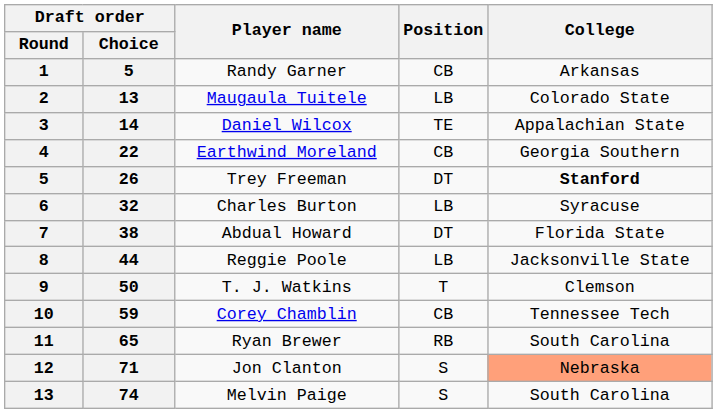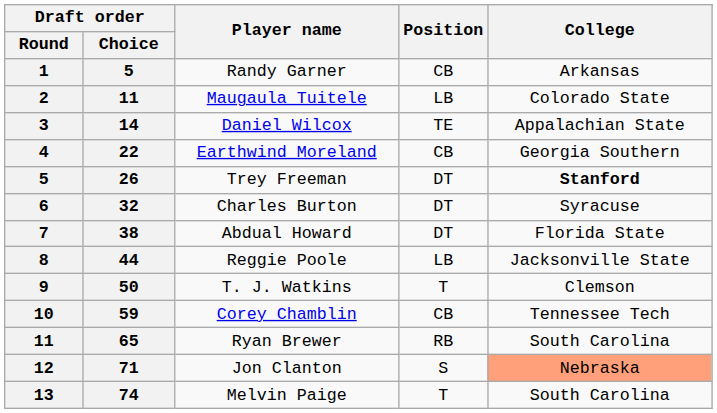(129, 99) 13 -> (129, 99) 11
(443, 207) LB -> (443, 207) DT
(443, 395) S -> (443, 395) T
